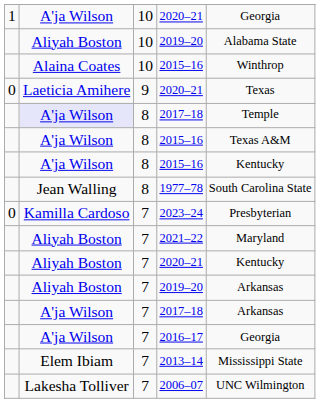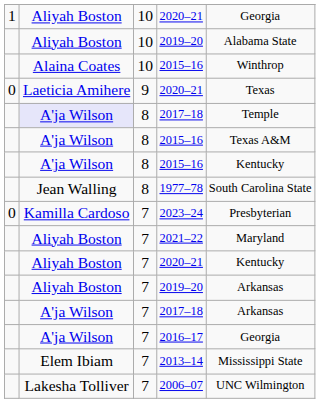(77, 16) A'ja Wilson -> (77, 16) Aliyah Boston
